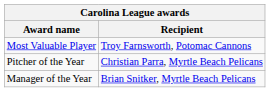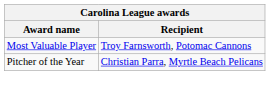- row: (49, 78)
